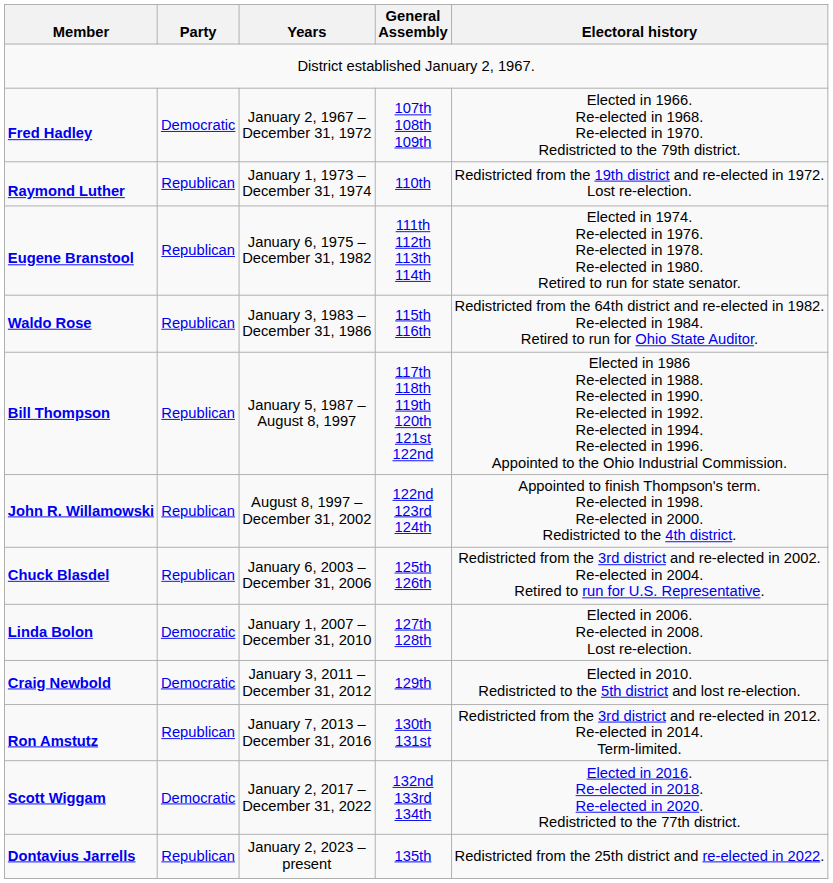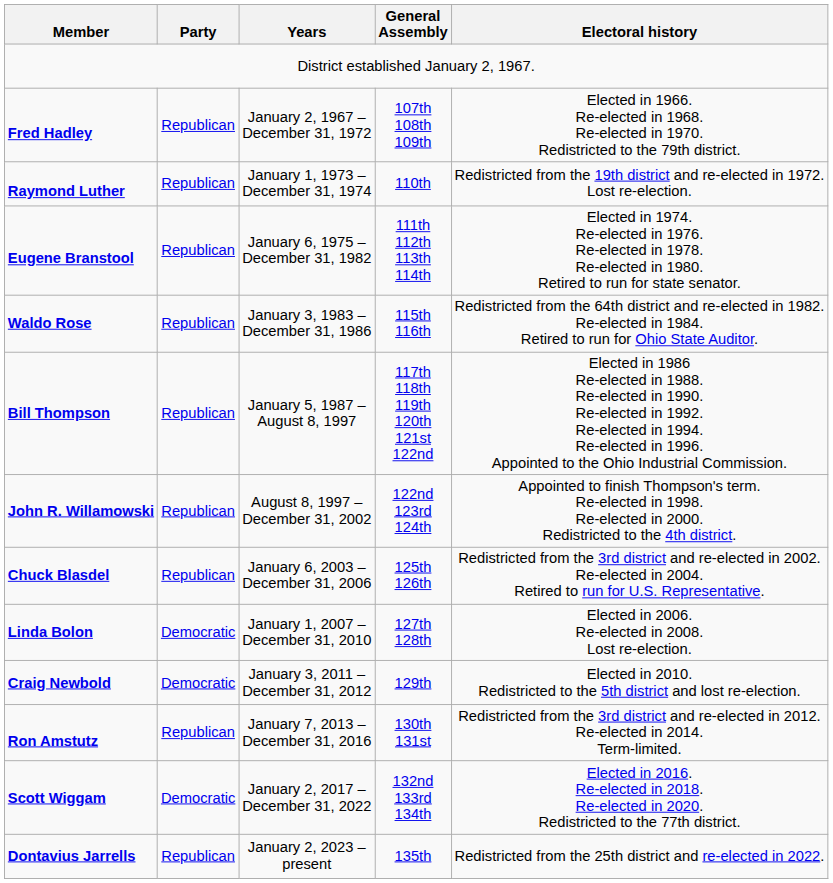(198, 125) Democratic -> (198, 125) Republican
